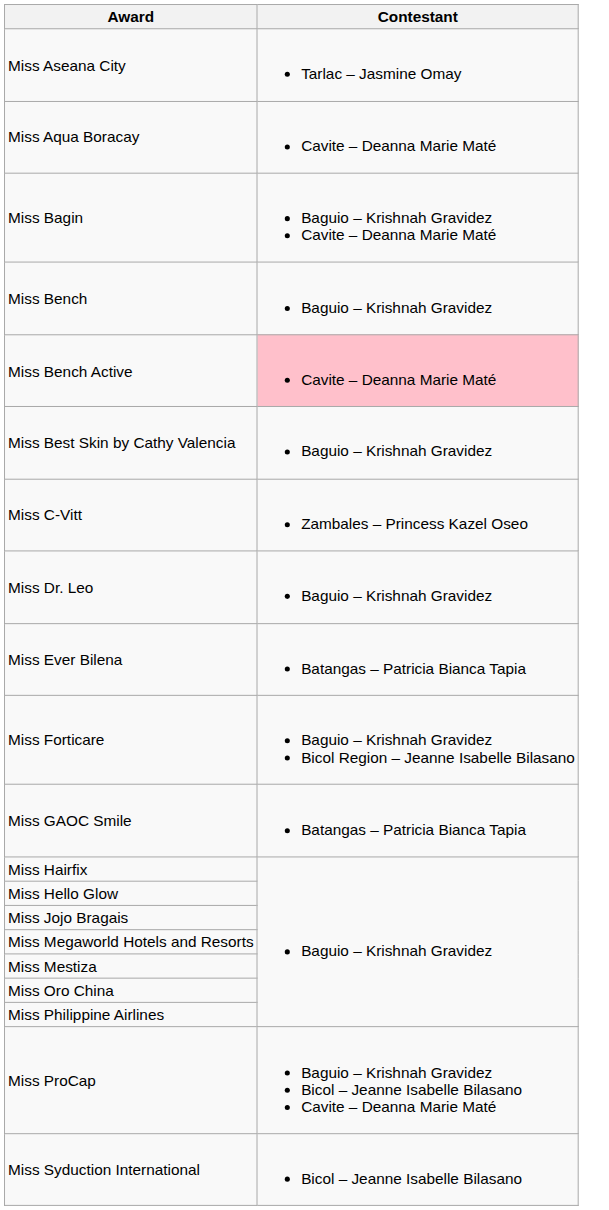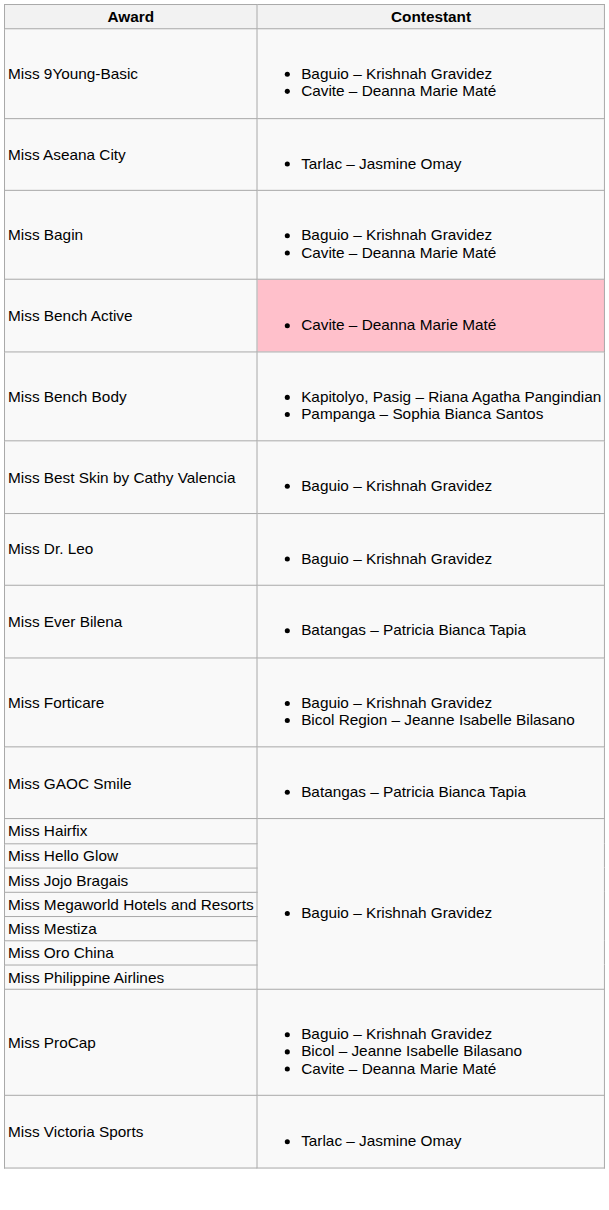+ row: (73, 74)
- row: (74, 137)
- row: (48, 299)
+ row: (67, 397)
- row: (45, 515)
- row: (104, 1170)
+ row: (76, 1132)
